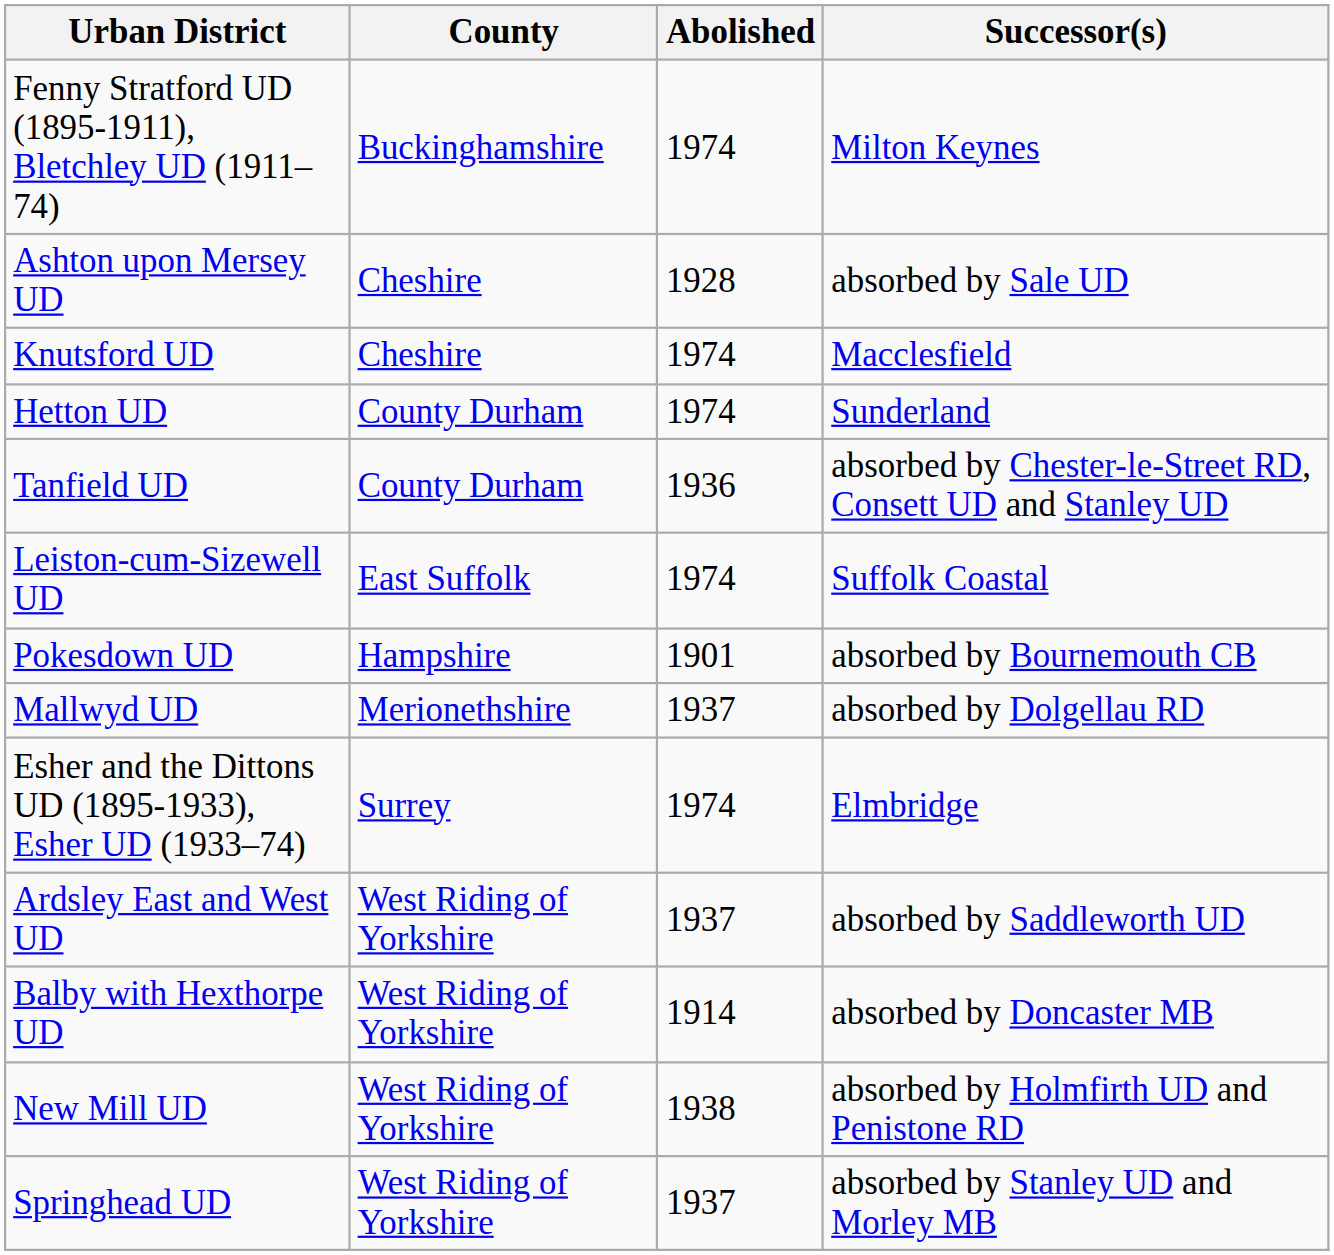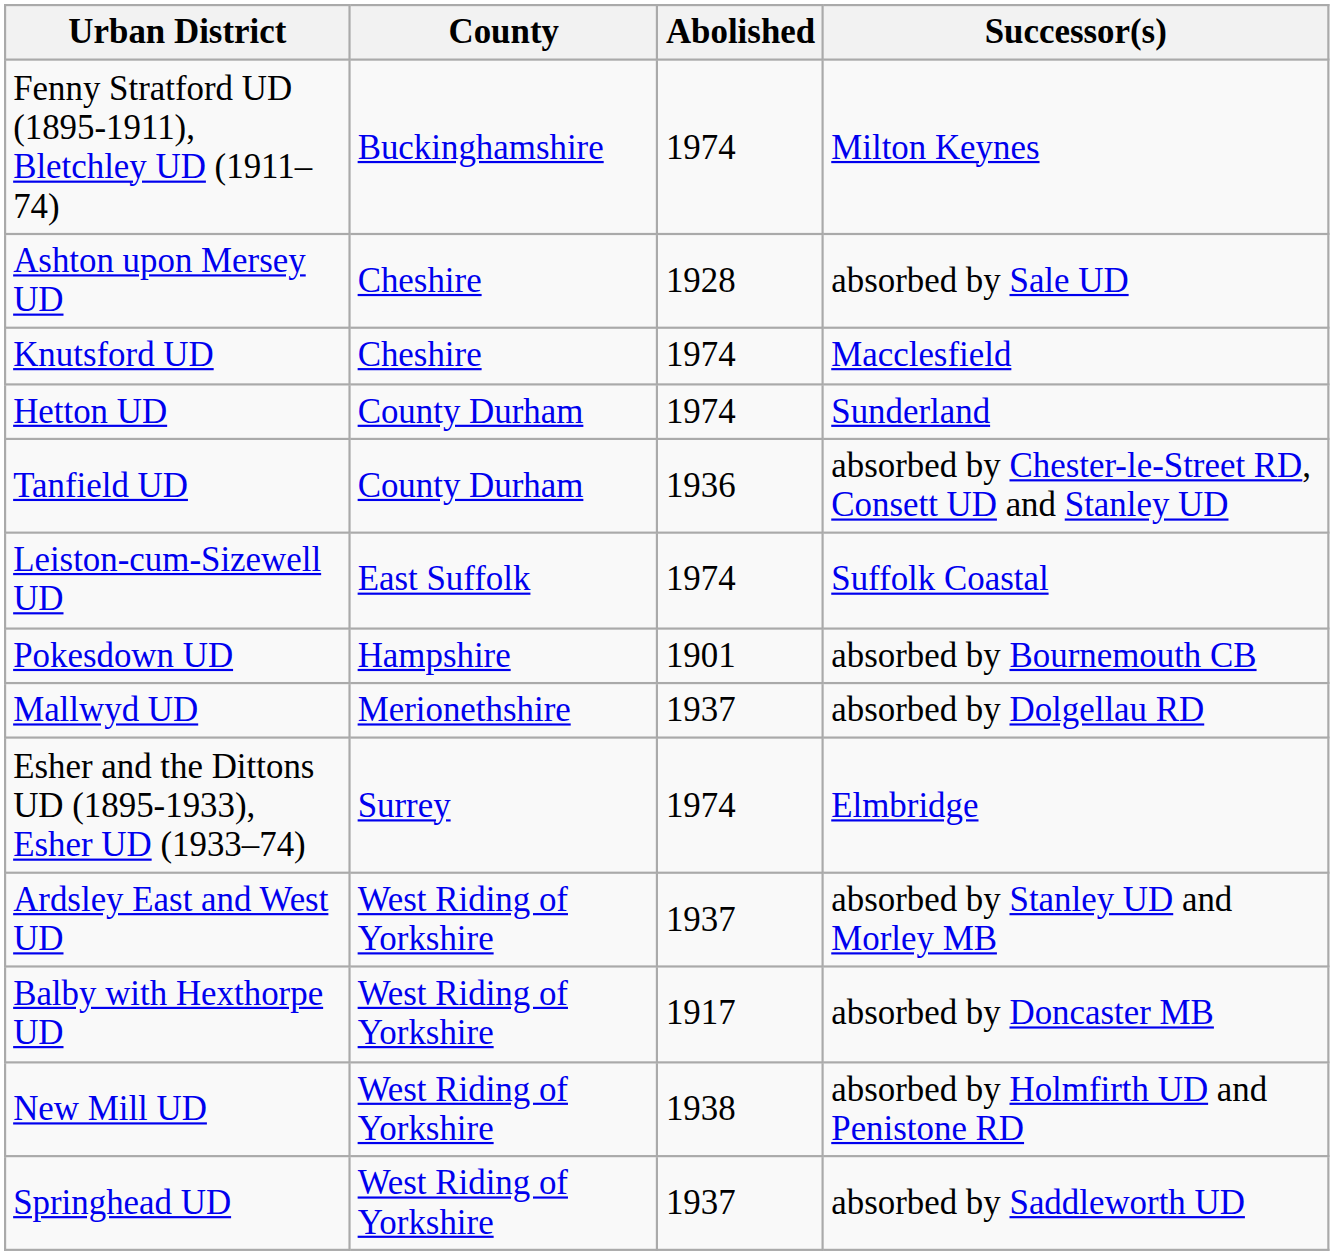(1038, 918) absorbed by Saddleworth UD -> (1032, 918) absorbed by Stanley UD and Morley MB
(701, 1013) 1914 -> (701, 1013) 1917
(1032, 1202) absorbed by Stanley UD and Morley MB -> (1038, 1202) absorbed by Saddleworth UD
